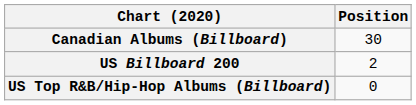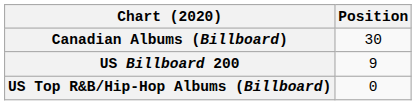(373, 64) 2 -> (373, 64) 9
